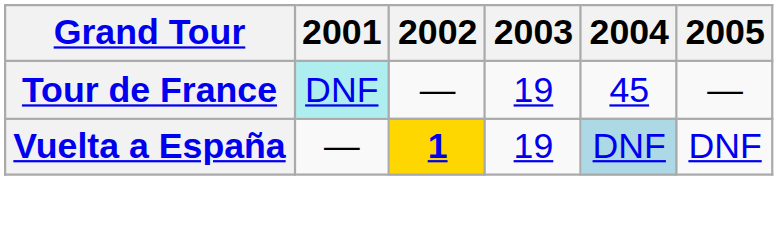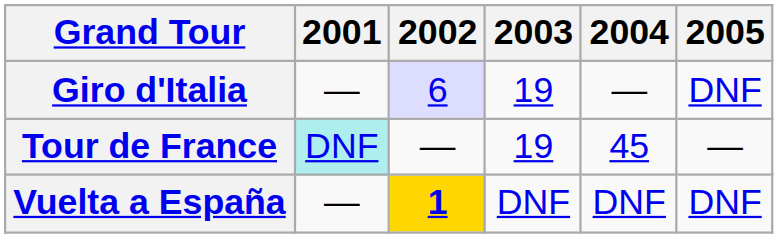+ row: (150, 89)
(533, 145) 19 -> (533, 202) DNF
(629, 145) lightblue background -> (629, 202) no background
